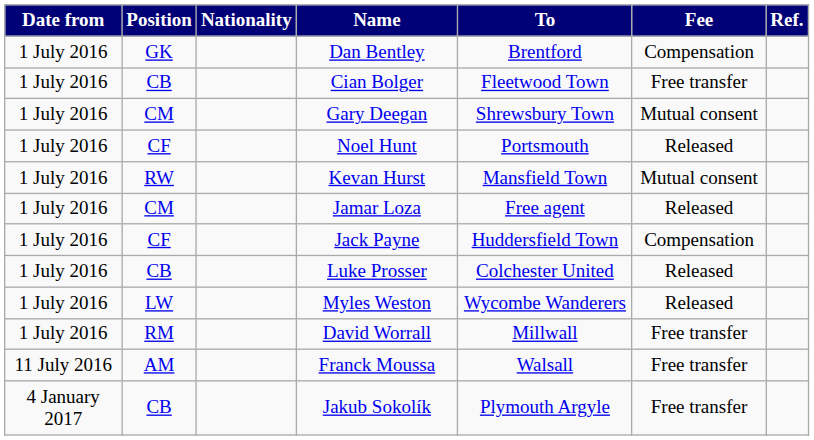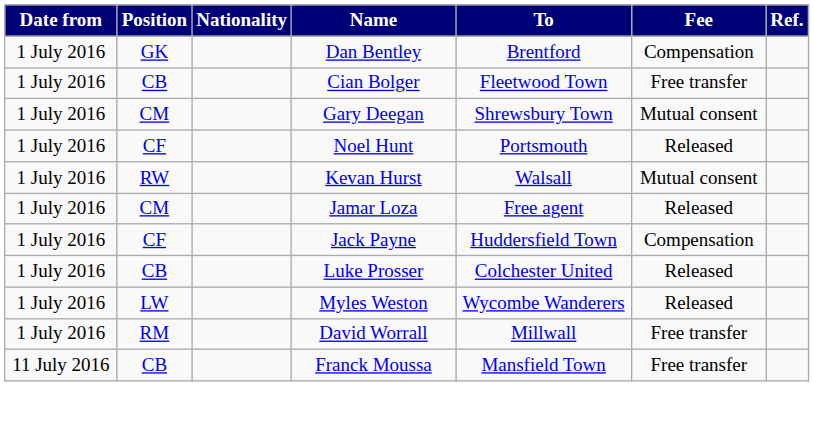(545, 177) Mansfield Town -> (544, 177) Walsall
(159, 365) AM -> (154, 365) CB
(545, 365) Walsall -> (544, 365) Mansfield Town
- row: (377, 407)
